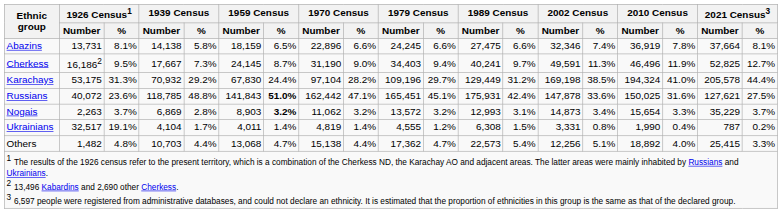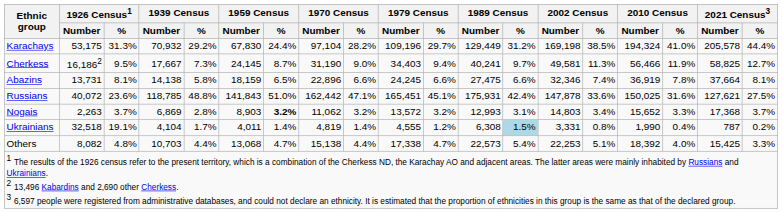rows swapped: (30, 80) <-> (24, 46)
(565, 63) 49,591 -> (565, 63) 49,581
(645, 63) 46,496 -> (645, 63) 56,466
(725, 63) 52,825 -> (725, 63) 58,825
(282, 96) bold -> (282, 96) normal
(565, 112) 14,873 -> (565, 112) 14,803
(645, 112) 15,654 -> (645, 112) 15,652
(725, 112) 35,229 -> (725, 112) 17,368
(87, 127) 32,517 -> (87, 127) 32,518
(524, 127) no background -> (524, 127) lightblue background
(89, 143) 1,482 -> (89, 143) 8,082
(406, 143) 17,362 -> (406, 143) 17,338
(565, 143) 12,256 -> (565, 143) 22,253
(645, 143) 18,892 -> (645, 143) 18,392
(725, 143) 25,415 -> (725, 143) 15,425
